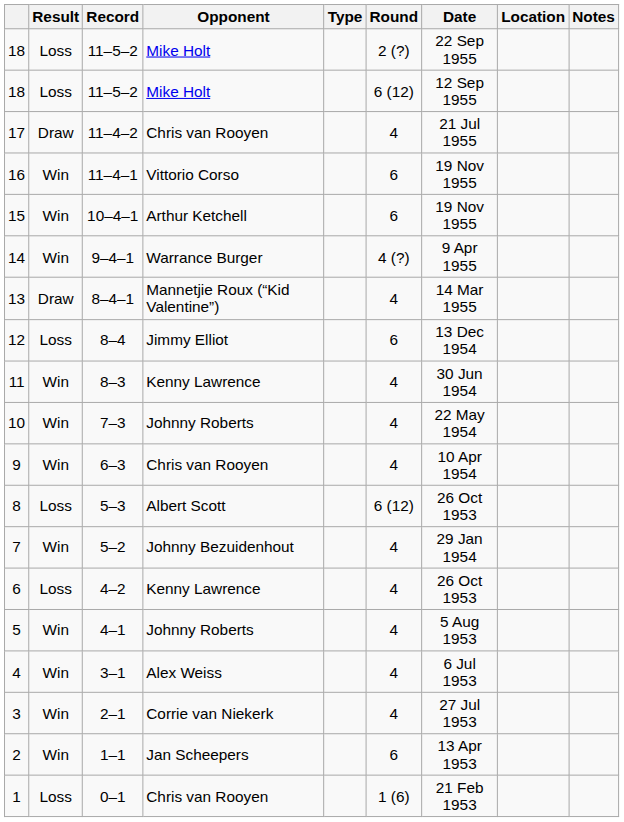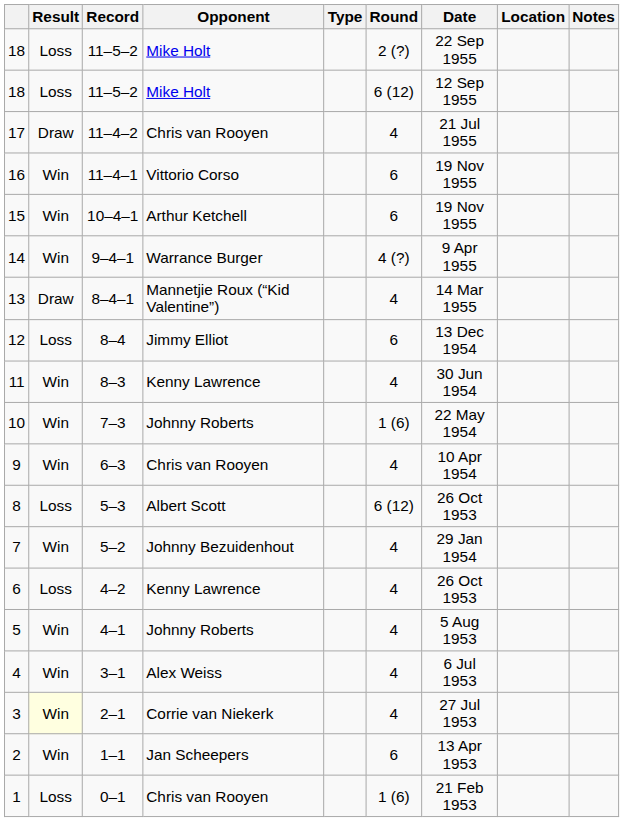(394, 423) 4 -> (394, 423) 1 (6)
(56, 713) no background -> (56, 713) lightyellow background
